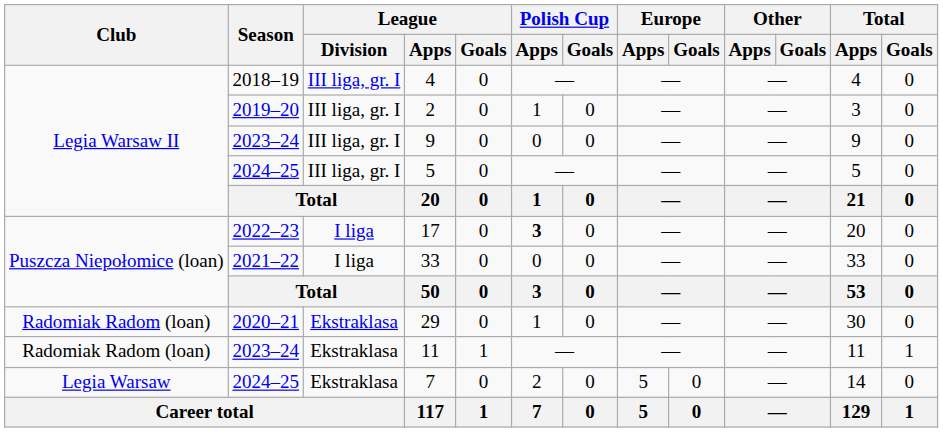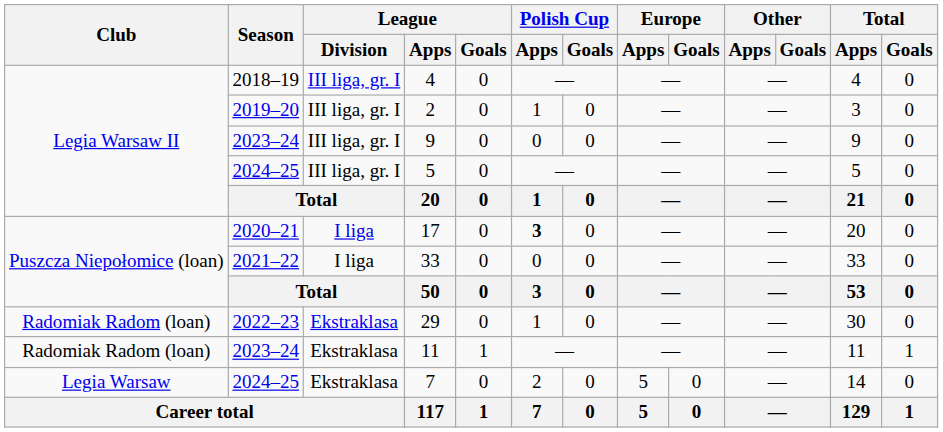(266, 230) 2022–23 -> (266, 230) 2020–21
(266, 321) 2020–21 -> (266, 321) 2022–23
